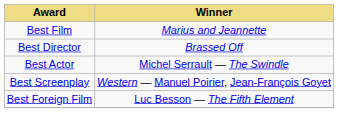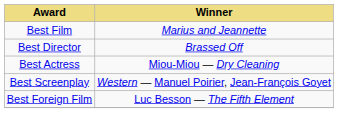- row: (49, 64)
+ row: (49, 64)
